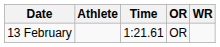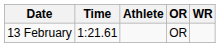columns swapped: (98, 14) <-> (144, 14)
